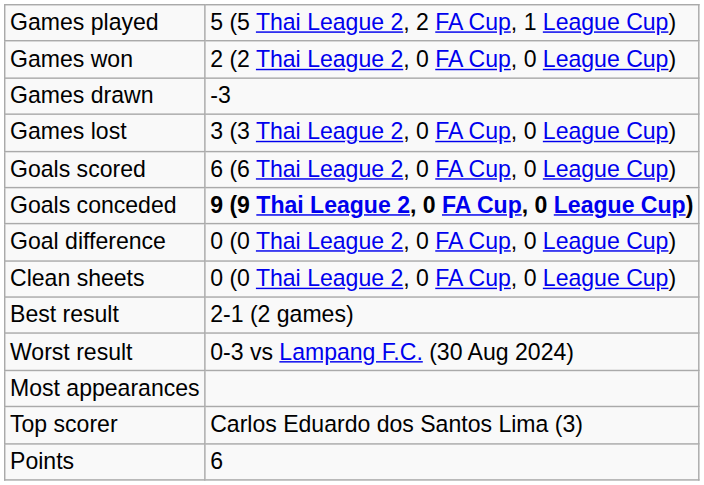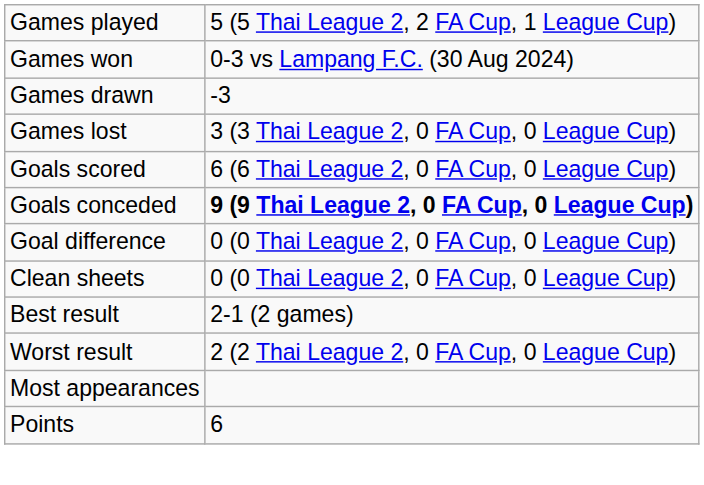(443, 59) 2 (2 Thai League 2, 0 FA Cup, 0 League Cup) -> (392, 59) 0-3 vs Lampang F.C. (30 Aug 2024)
(392, 351) 0-3 vs Lampang F.C. (30 Aug 2024) -> (443, 351) 2 (2 Thai League 2, 0 FA Cup, 0 League Cup)
- row: (64, 424)
